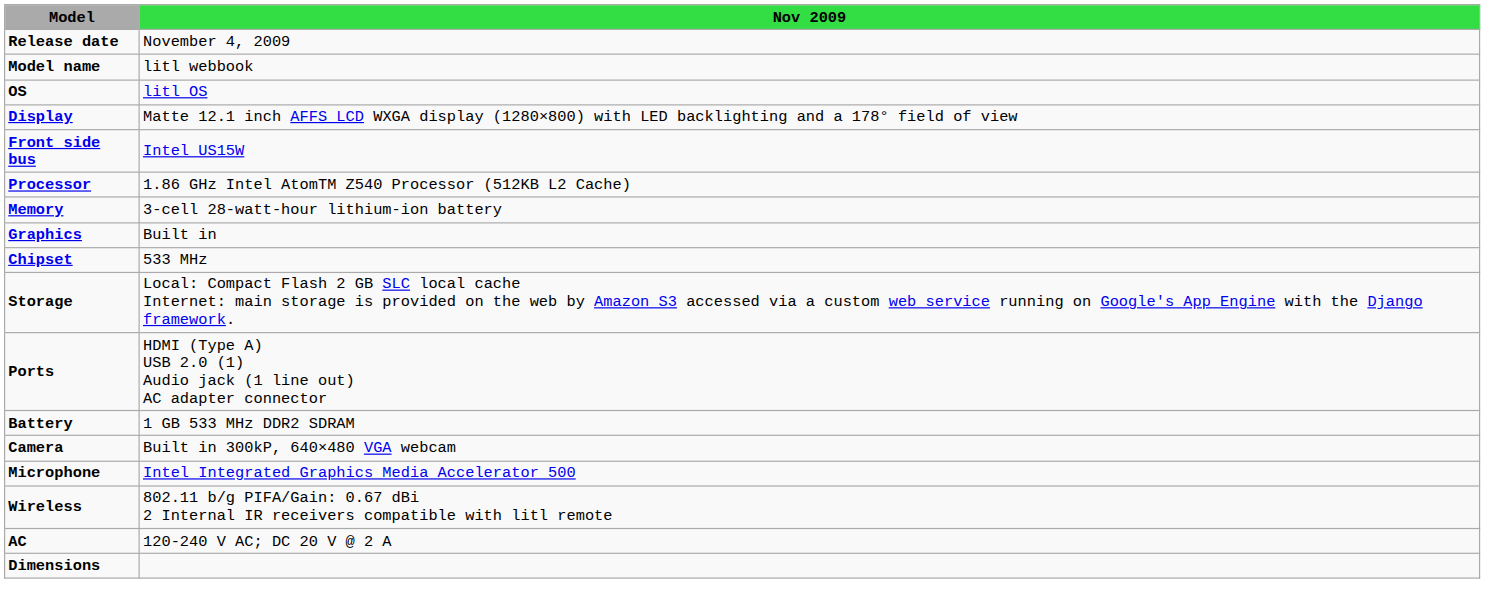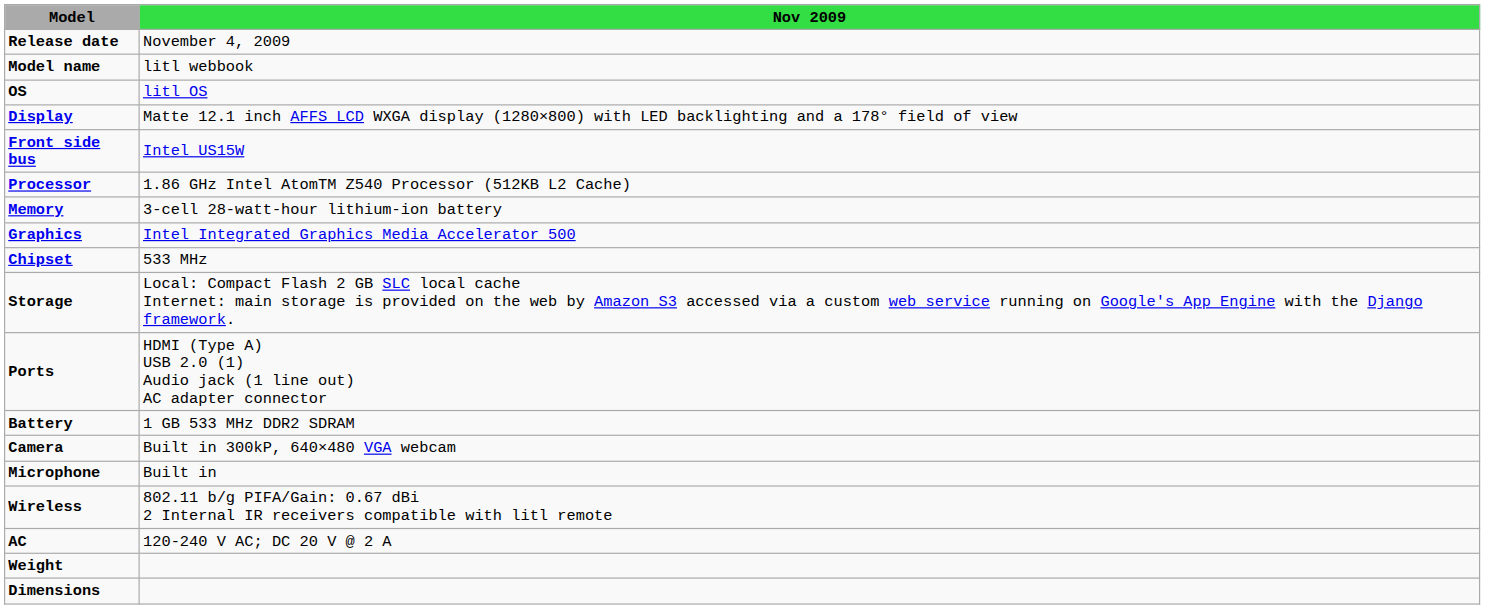(180, 235) Built in -> (359, 235) Intel Integrated Graphics Media Accelerator 500
(359, 473) Intel Integrated Graphics Media Accelerator 500 -> (180, 473) Built in
+ row: (36, 566)
